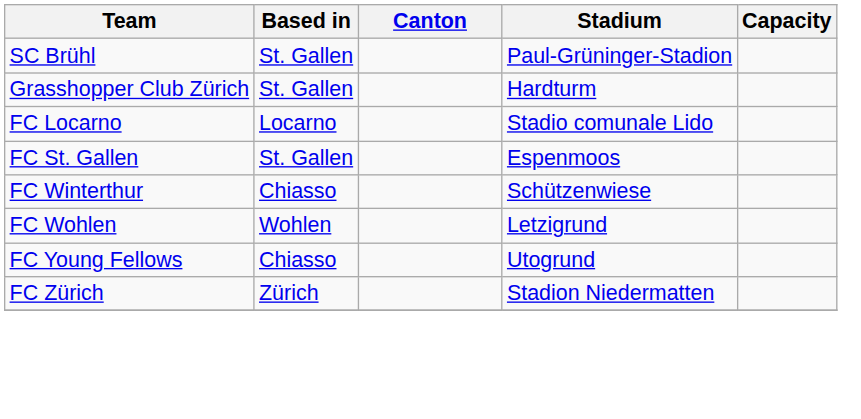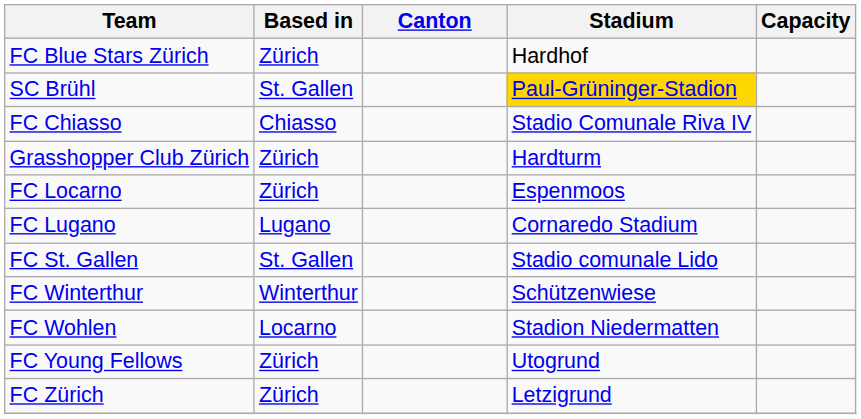+ row: (109, 55)
(620, 55) no background -> (624, 89) gold background
+ row: (66, 123)
(306, 89) St. Gallen -> (289, 157) Zürich
(298, 123) Locarno -> (289, 191) Zürich
(610, 123) Stadio comunale Lido -> (568, 191) Espenmoos
+ row: (63, 225)
(564, 157) Espenmoos -> (615, 259) Stadio comunale Lido
(298, 191) Chiasso -> (308, 293) Winterthur
(295, 225) Wohlen -> (298, 327) Locarno
(557, 225) Letzigrund -> (615, 327) Stadion Niedermatten
(298, 259) Chiasso -> (289, 361) Zürich
(611, 293) Stadion Niedermatten -> (562, 395) Letzigrund
